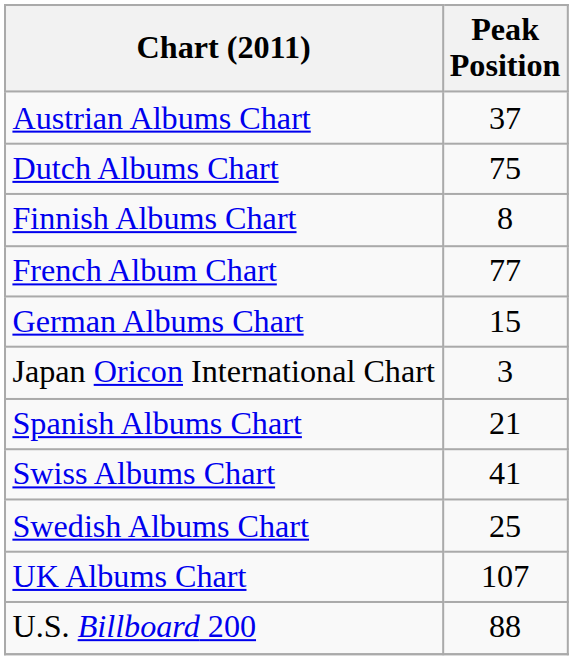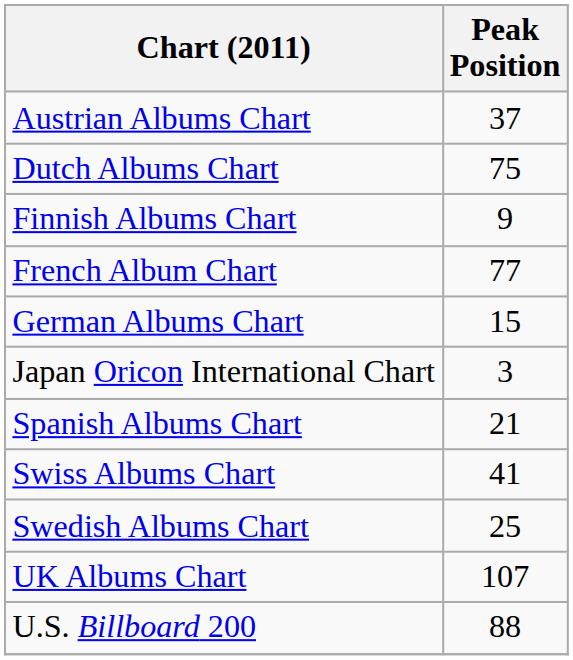(505, 219) 8 -> (505, 219) 9
